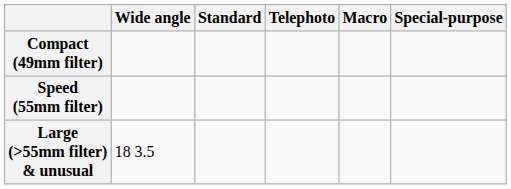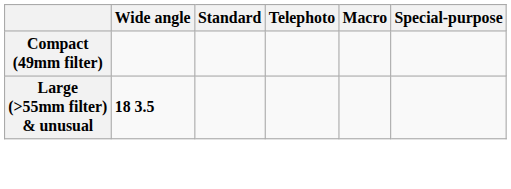- row: (58, 98)
(135, 152) normal -> (135, 107) bold
